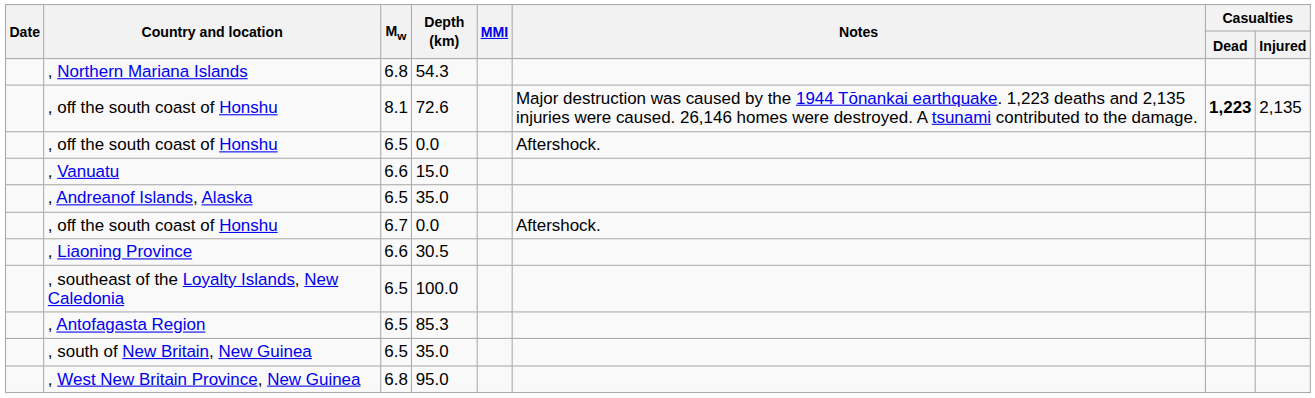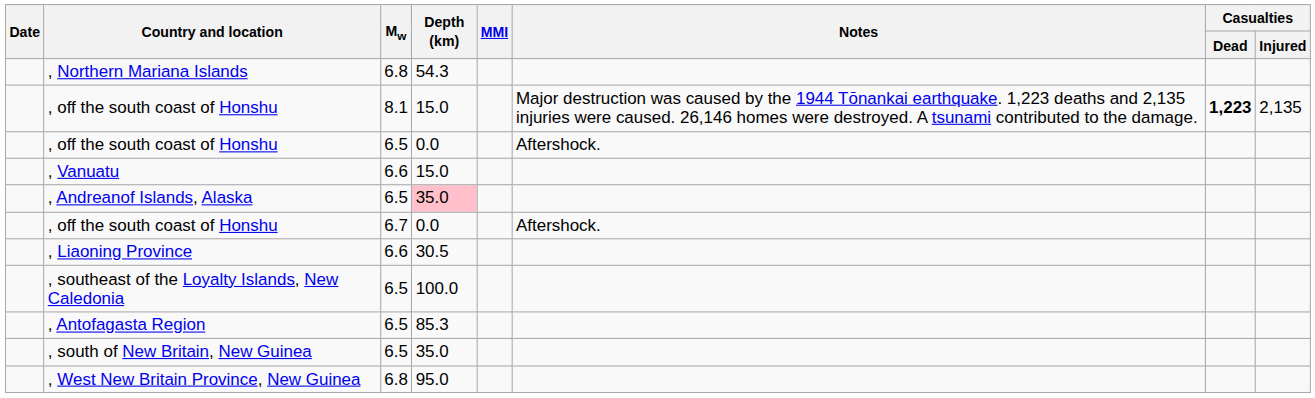(432, 108) 72.6 -> (432, 108) 15.0
(432, 198) no background -> (432, 198) pink background
